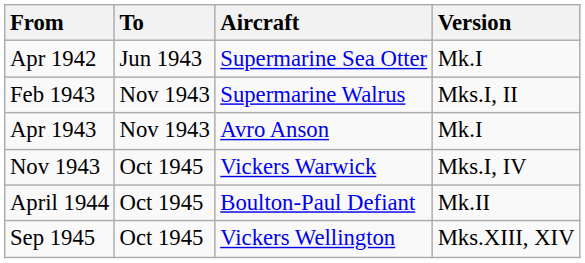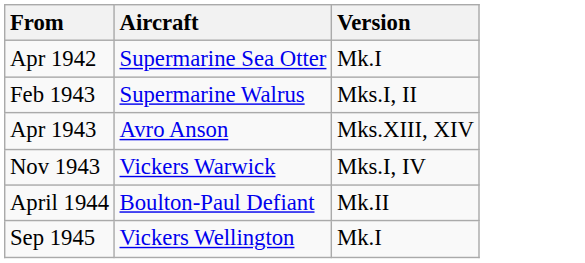- column: (132, 22)
(460, 130) Mk.I -> (405, 130) Mks.XIII, XIV
(506, 238) Mks.XIII, XIV -> (359, 238) Mk.I
